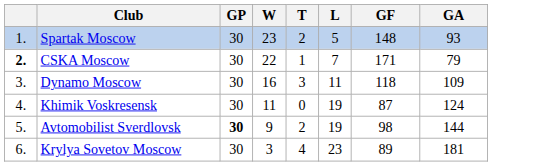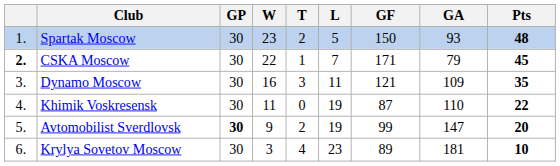+ column: (522, 15)
(385, 37) 148 -> (385, 37) 150
(385, 82) 118 -> (385, 82) 121
(454, 104) 124 -> (454, 104) 110
(385, 127) 98 -> (385, 127) 99
(454, 127) 144 -> (454, 127) 147
